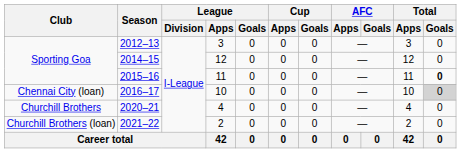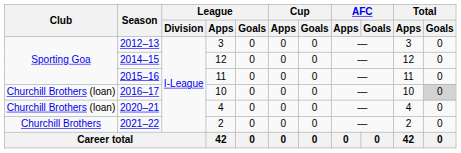(440, 76) bold -> (440, 76) normal
(61, 92) Chennai City (loan) -> (61, 92) Churchill Brothers (loan)
(61, 108) Churchill Brothers -> (61, 108) Churchill Brothers (loan)
(61, 124) Churchill Brothers (loan) -> (61, 124) Churchill Brothers
